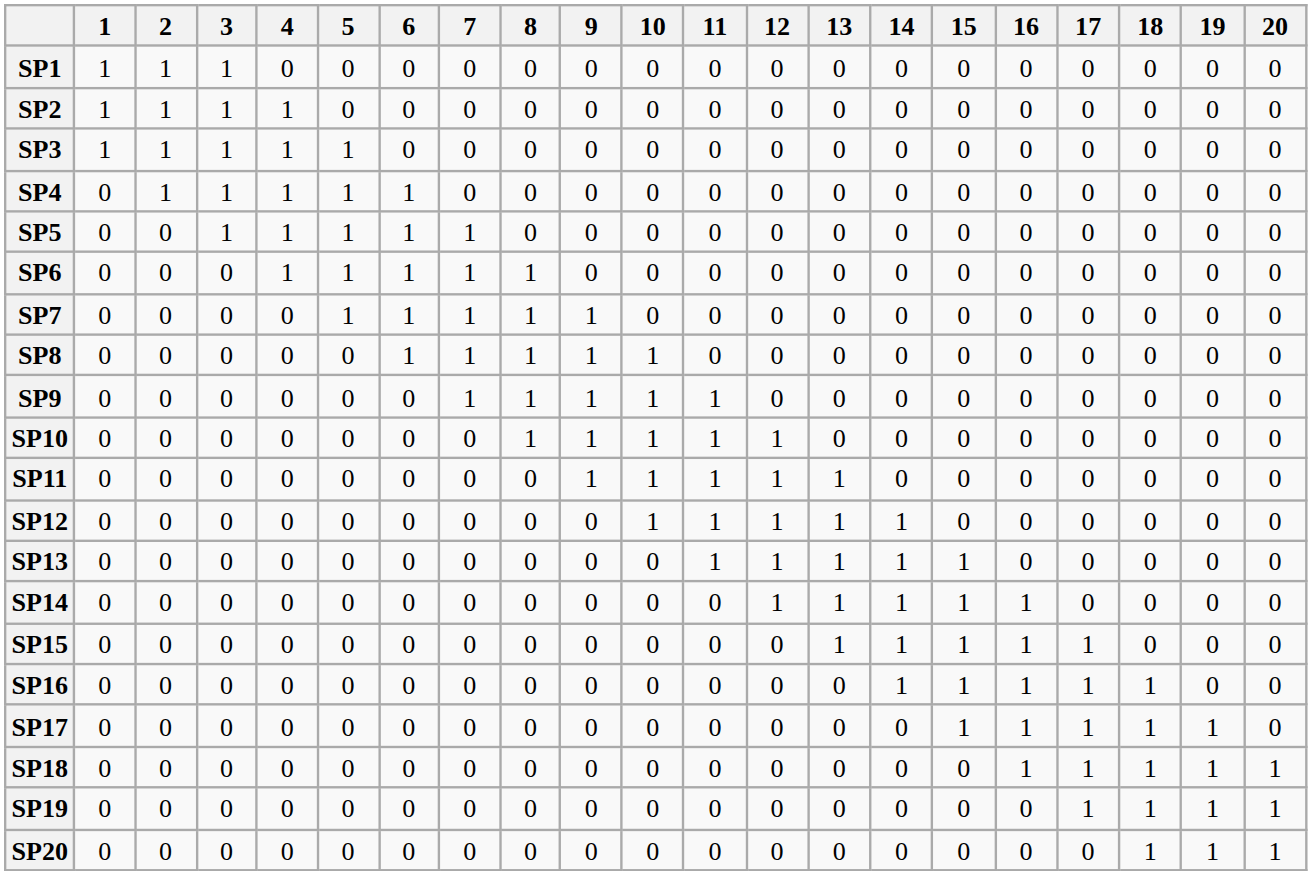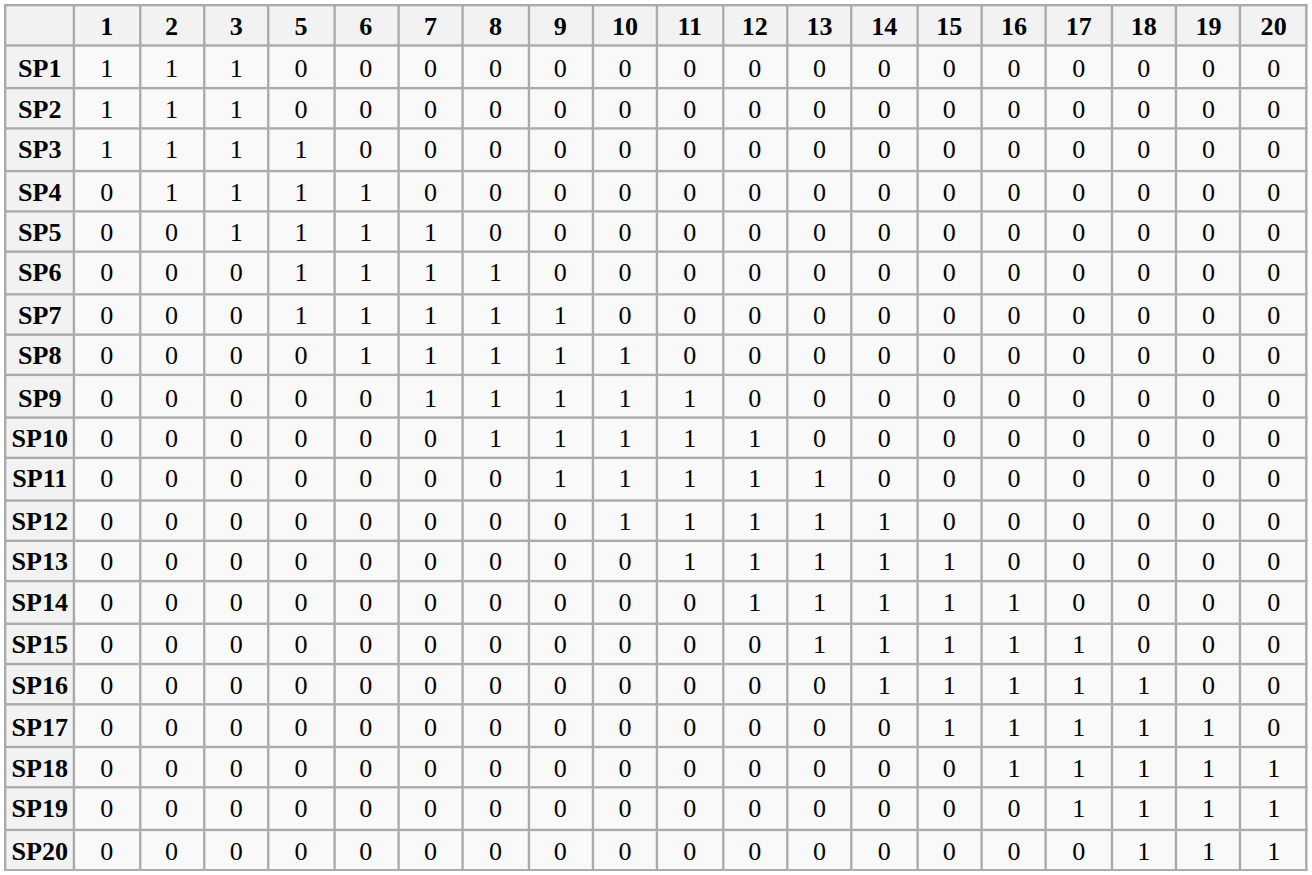- column: (287, 26)
